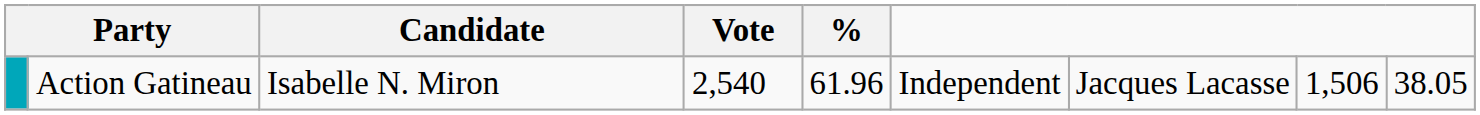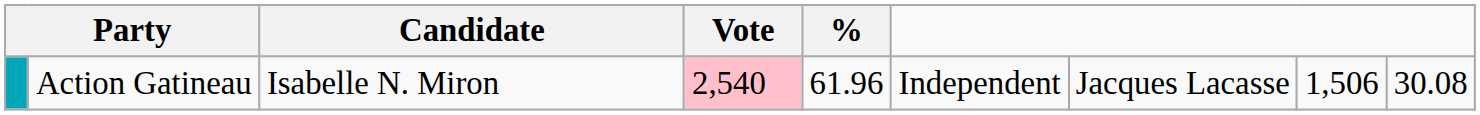(729, 82) no background -> (729, 82) pink background
(1431, 82) 38.05 -> (1431, 82) 30.08
